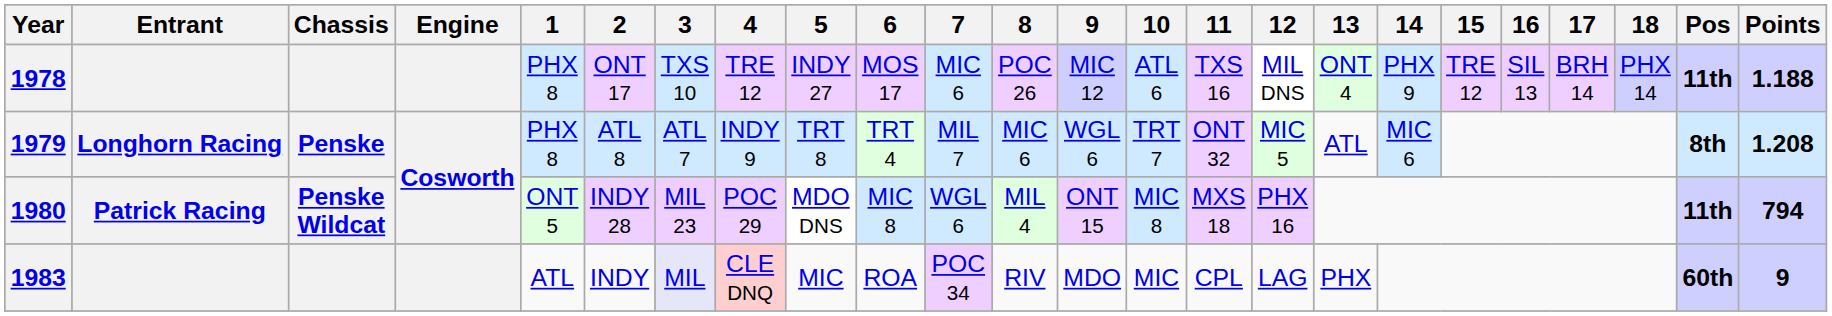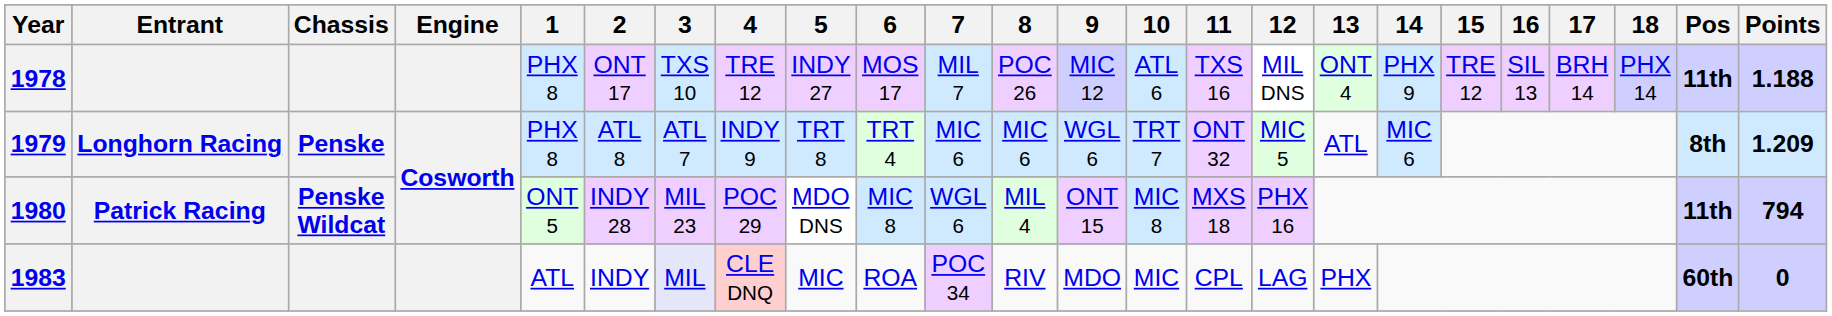(958, 78) MIC 6 -> (958, 78) MIL 7
(958, 144) MIL 7 -> (958, 144) MIC 6
(1783, 144) 1.208 -> (1783, 144) 1.209
(1783, 278) 9 -> (1783, 278) 0
